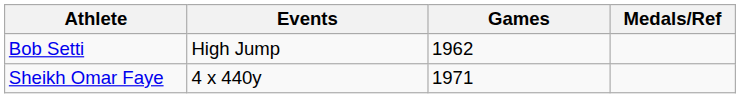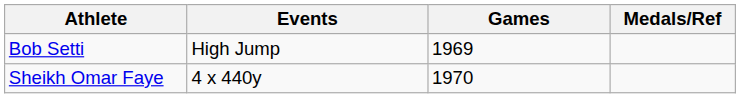(453, 48) 1962 -> (453, 48) 1969
(453, 78) 1971 -> (453, 78) 1970
